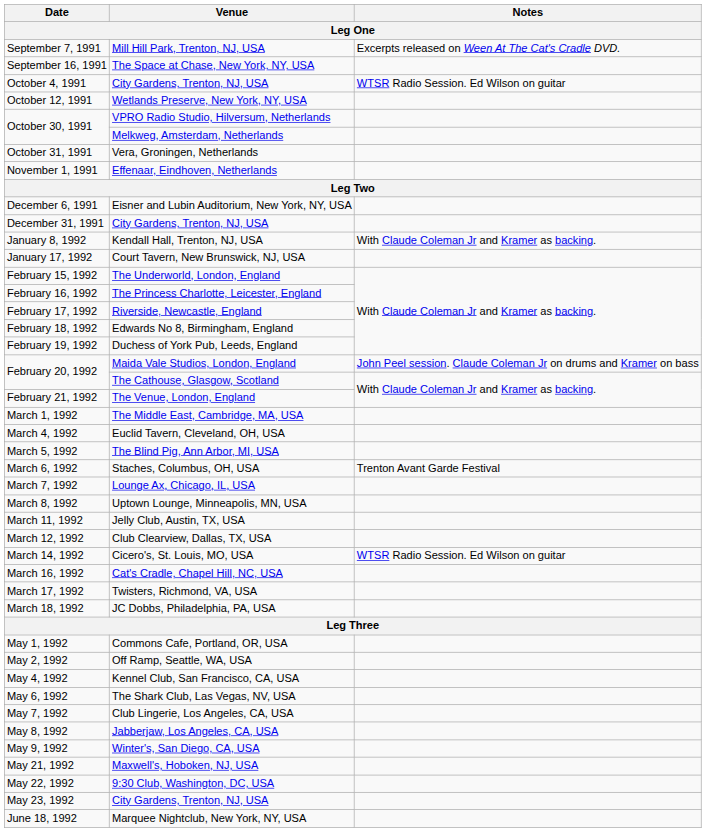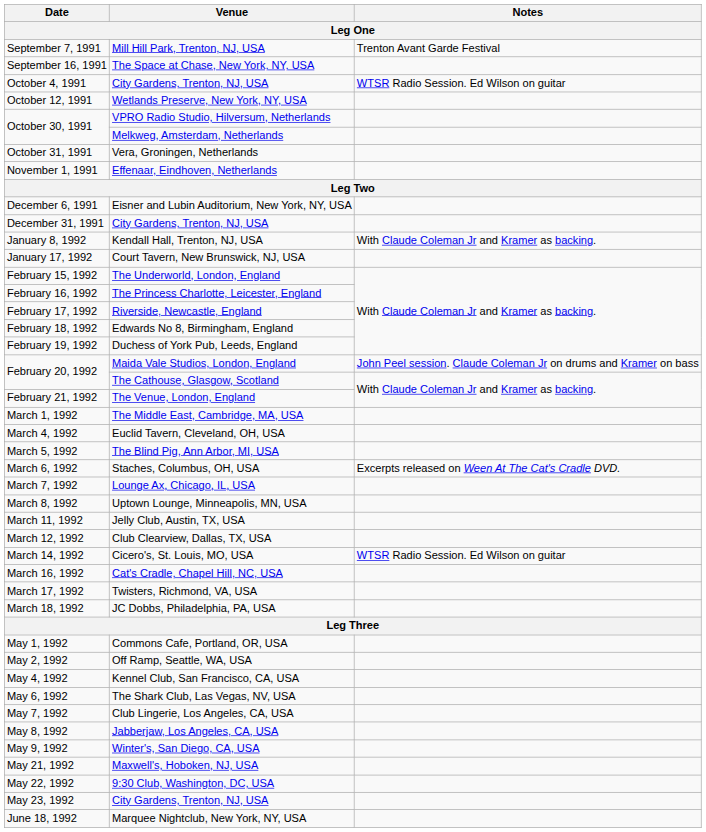(489, 48) Excerpts released on Ween At The Cat's Cradle DVD. -> (428, 48) Trenton Avant Garde Festival
(428, 468) Trenton Avant Garde Festival -> (489, 468) Excerpts released on Ween At The Cat's Cradle DVD.
